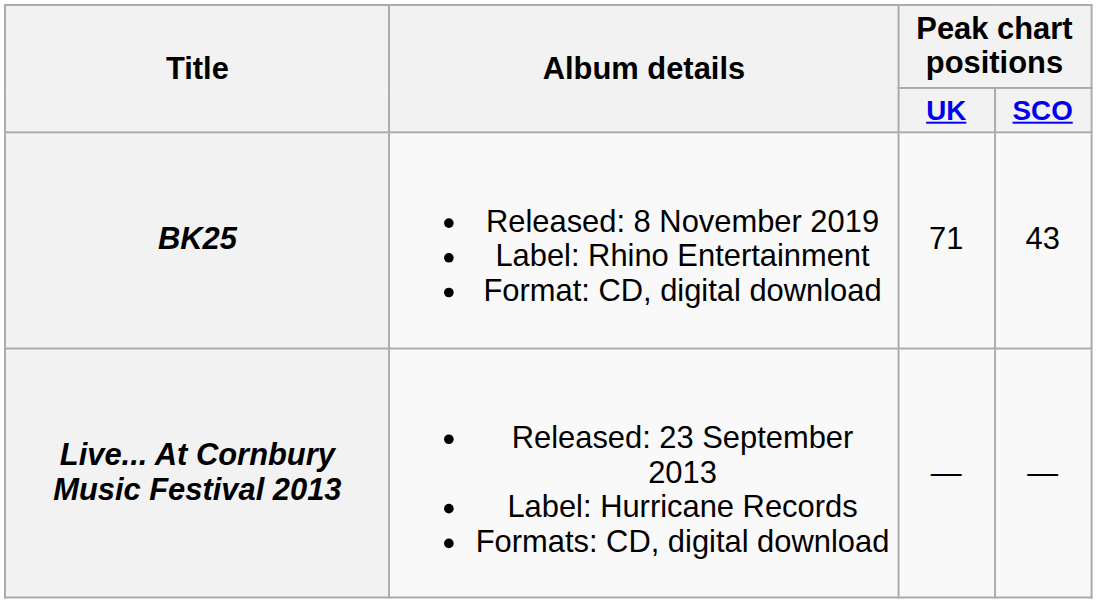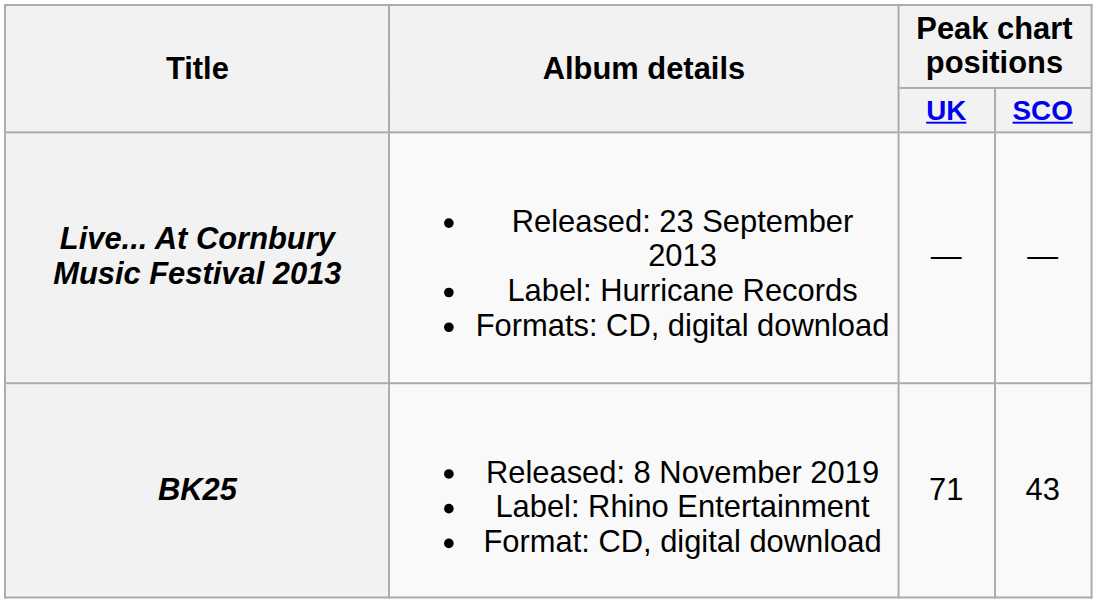rows swapped: (197, 471) <-> (197, 239)
